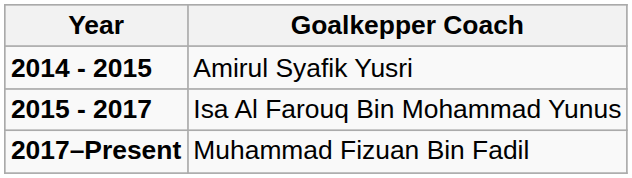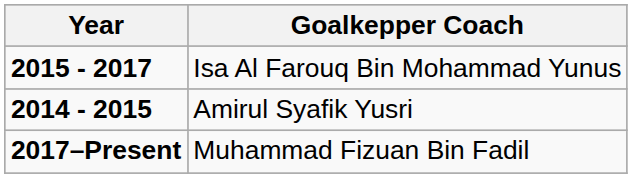rows swapped: (303, 67) <-> (407, 109)
